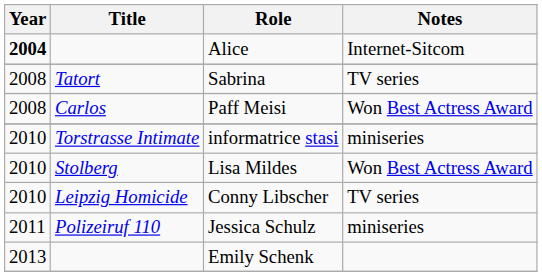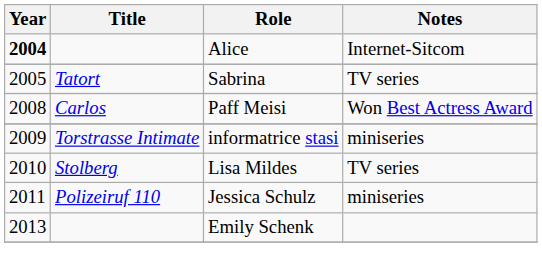(28, 78) 2008 -> (28, 78) 2005
(28, 138) 2010 -> (28, 138) 2009
(440, 167) Won Best Actress Award -> (383, 167) TV series
- row: (268, 197)
